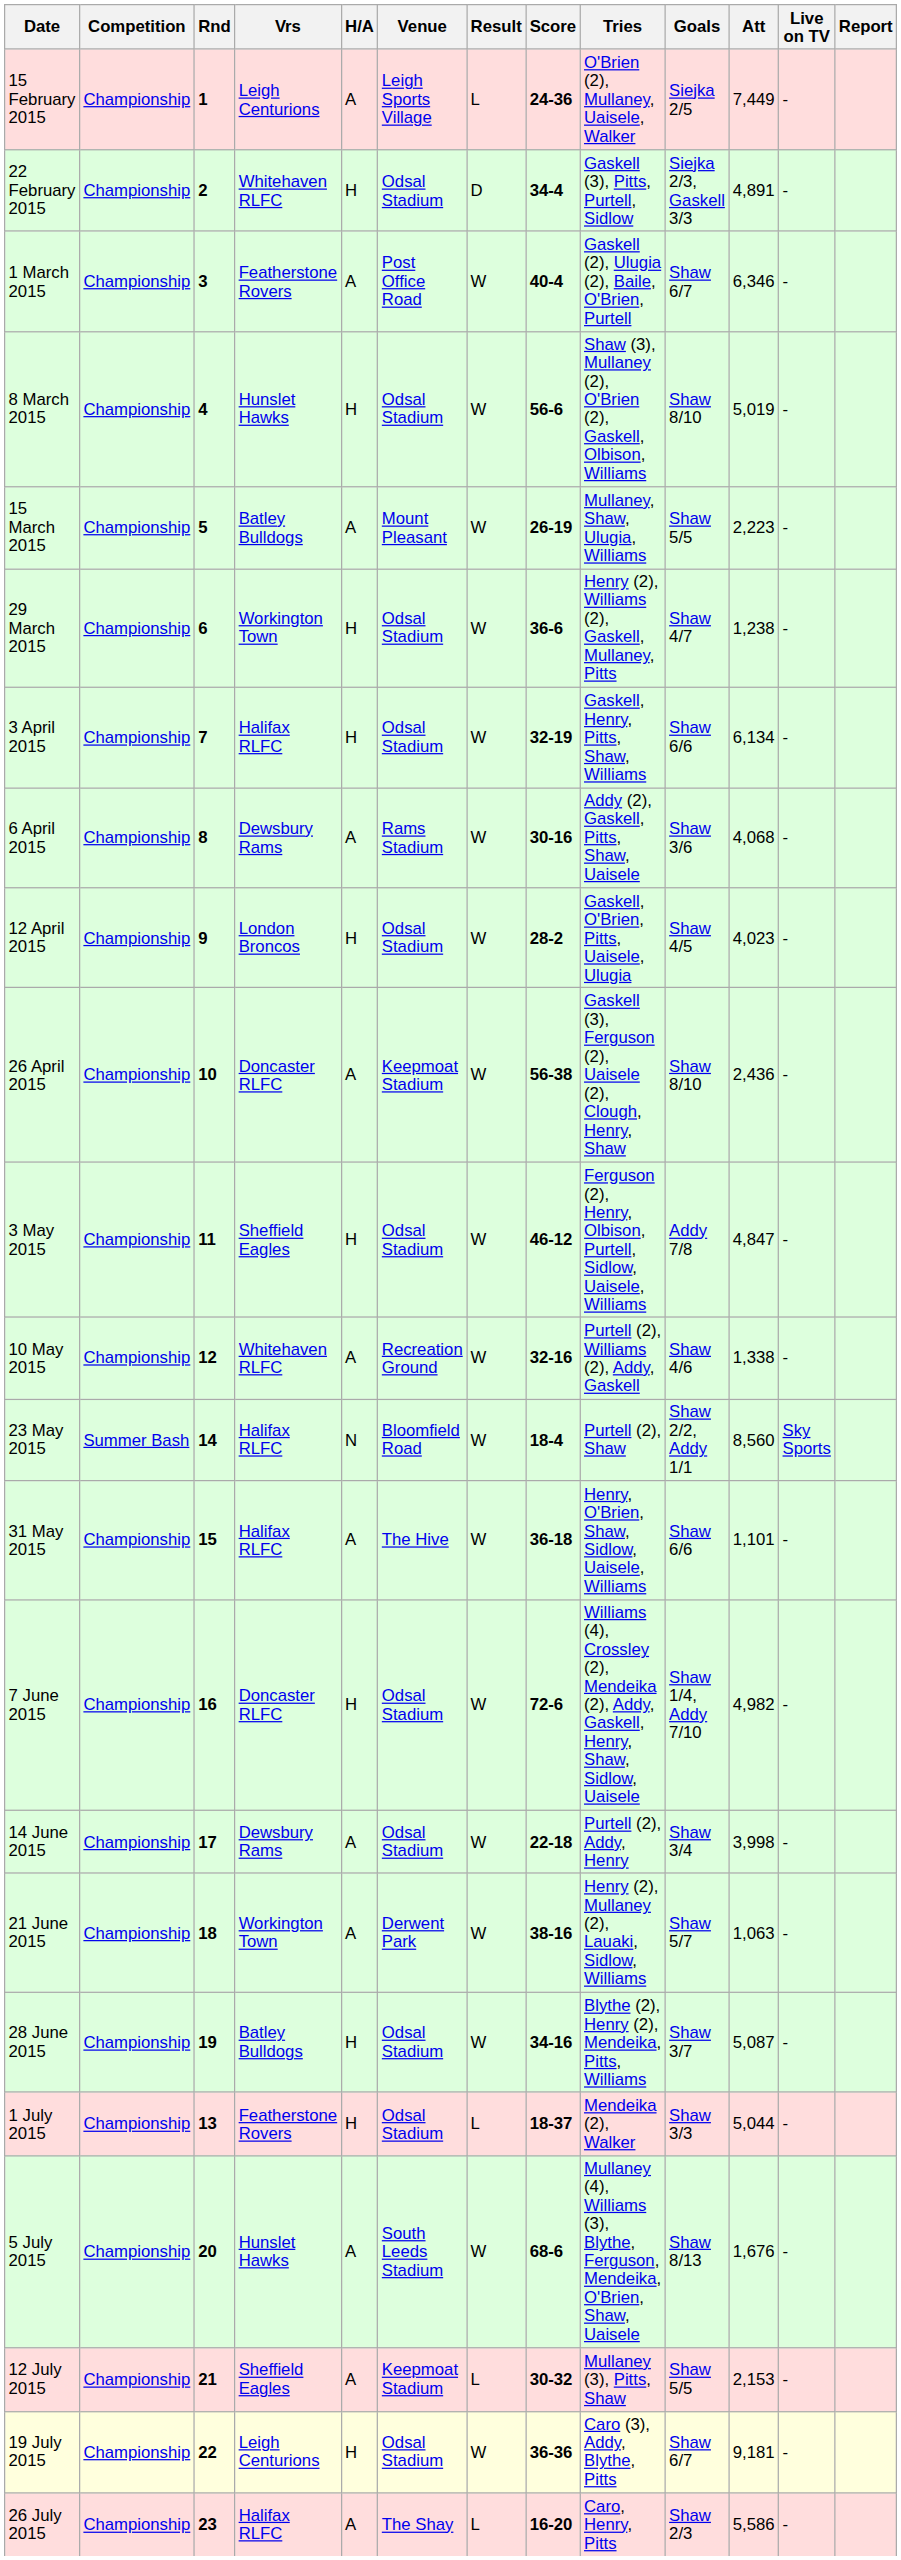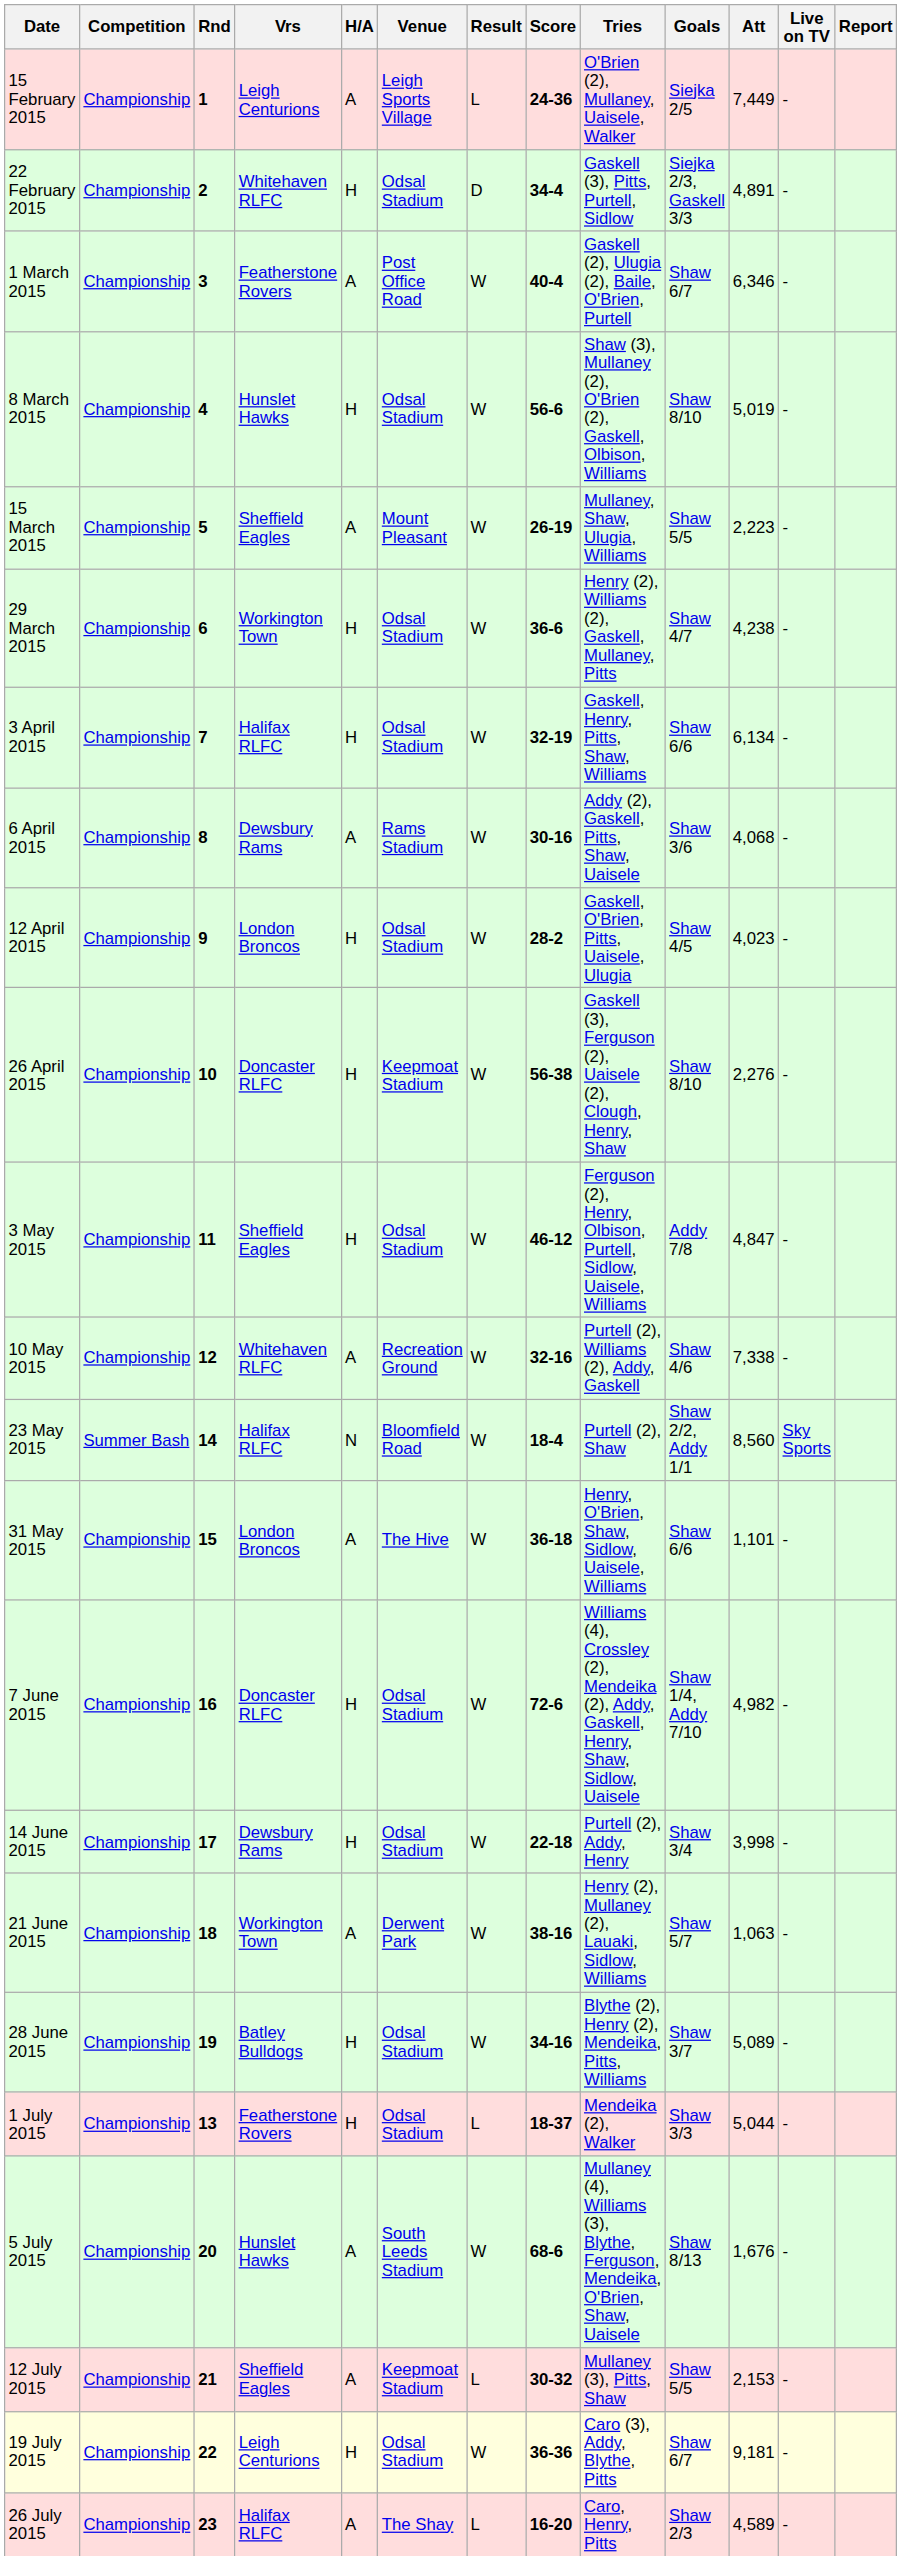(271, 527) Batley Bulldogs -> (271, 527) Sheffield Eagles
(754, 628) 1,238 -> (754, 628) 4,238
(351, 1074) A -> (351, 1074) H
(754, 1074) 2,436 -> (754, 1074) 2,276
(754, 1358) 1,338 -> (754, 1358) 7,338
(264, 1540) Halifax RLFC -> (269, 1540) London Broncos
(351, 1841) A -> (351, 1841) H
(754, 2042) 5,087 -> (754, 2042) 5,089
(754, 2524) 5,586 -> (754, 2524) 4,589
